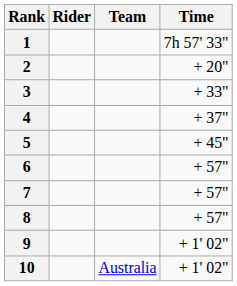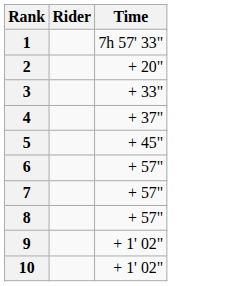- column: (127, 17)
